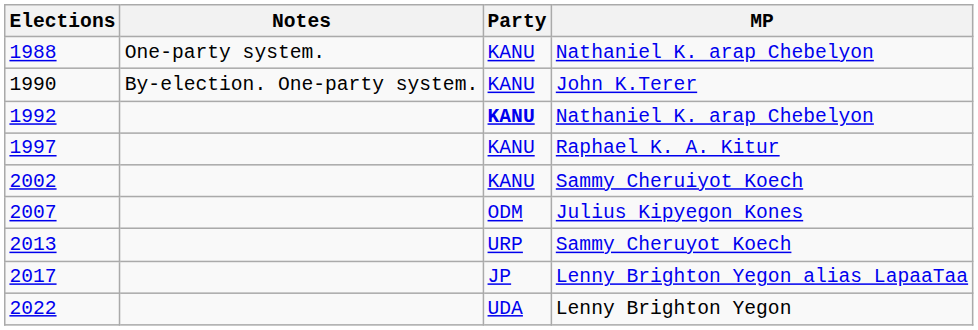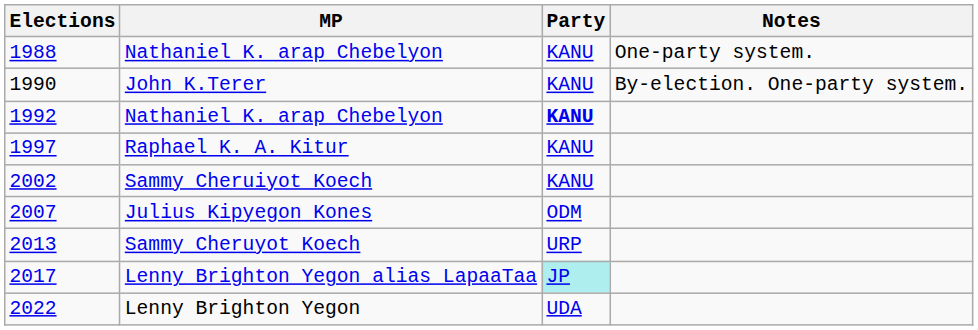columns swapped: (762, 21) <-> (302, 21)
(499, 277) no background -> (558, 277) paleturquoise background
